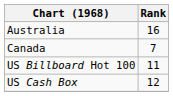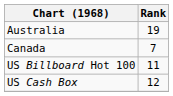(153, 30) 16 -> (153, 30) 19
